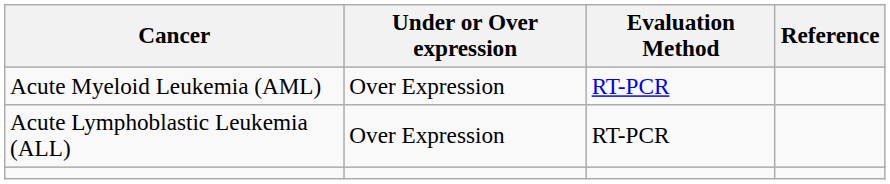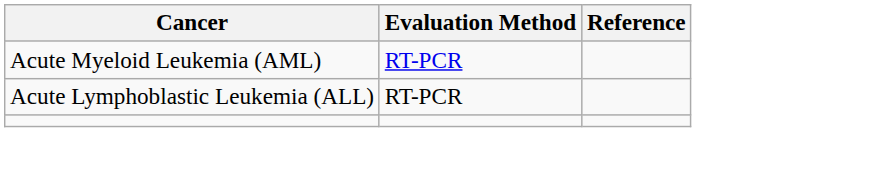- column: (465, 35)
